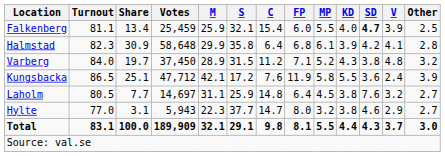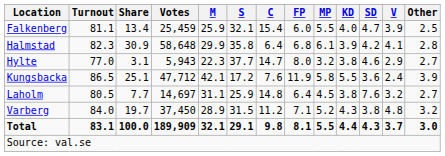(371, 29) bold -> (371, 29) normal
rows swapped: (22, 110) <-> (28, 61)
